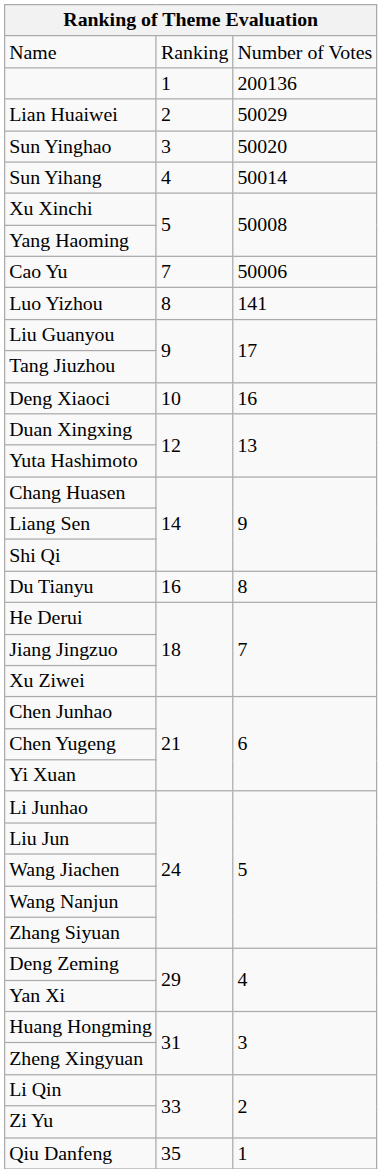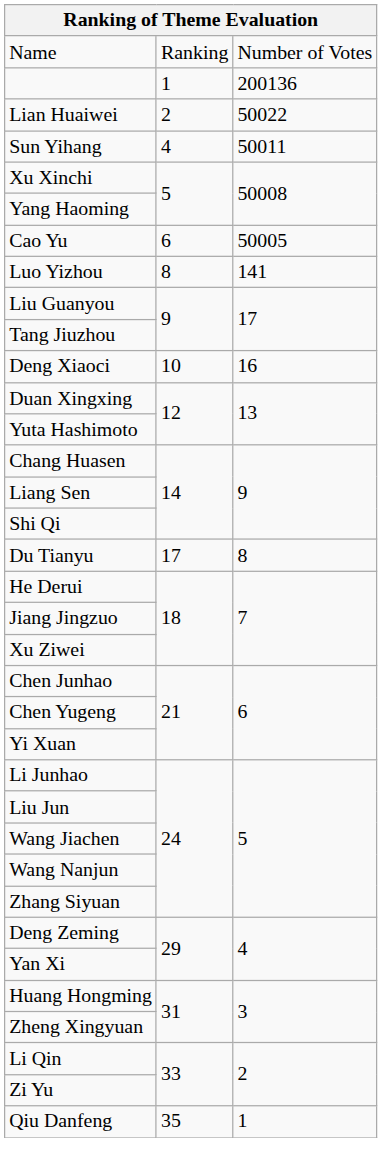(262, 114) 50029 -> (262, 114) 50022
- row: (60, 146)
(262, 177) 50014 -> (262, 146) 50011
(166, 271) 7 -> (166, 240) 6
(262, 271) 50006 -> (262, 240) 50005
(171, 586) 16 -> (171, 555) 17
